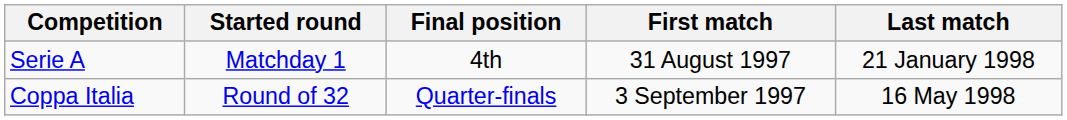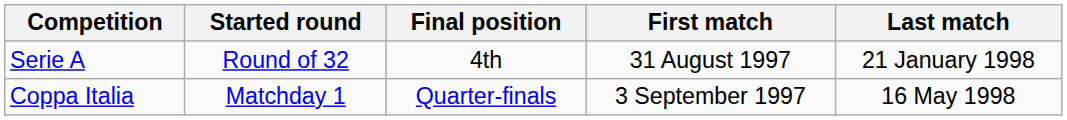(286, 59) Matchday 1 -> (286, 59) Round of 32
(286, 96) Round of 32 -> (286, 96) Matchday 1
